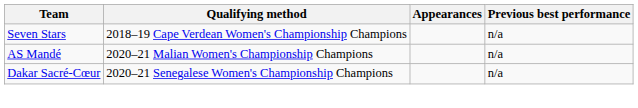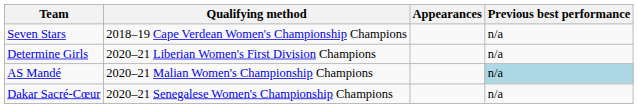+ row: (48, 53)
(495, 53) no background -> (495, 73) lightblue background
